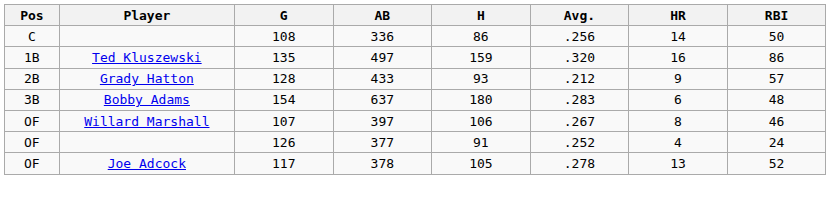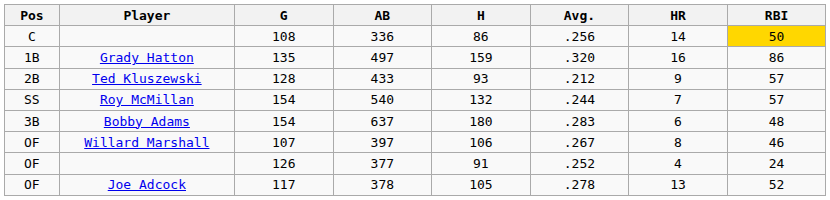(777, 36) no background -> (777, 36) gold background
(147, 57) Ted Kluszewski -> (147, 57) Grady Hatton
(147, 79) Grady Hatton -> (147, 79) Ted Kluszewski
+ row: (382, 100)
